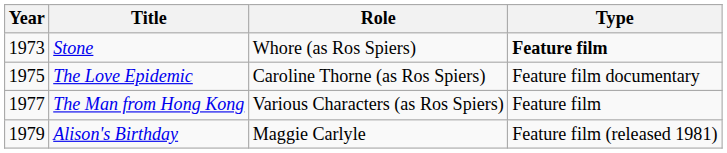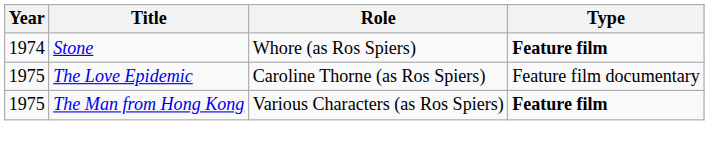(27, 47) 1973 -> (27, 47) 1974
(27, 104) 1977 -> (27, 104) 1975
(557, 104) normal -> (560, 104) bold
- row: (116, 133)
